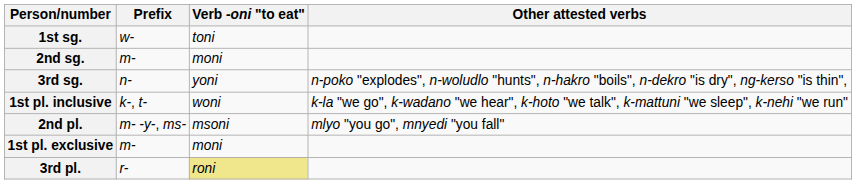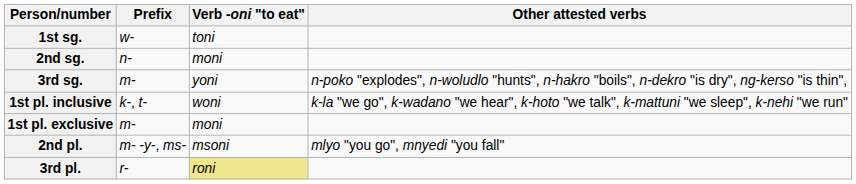(128, 59) m- -> (126, 59) n-
(126, 80) n- -> (128, 80) m-
rows swapped: (60, 146) <-> (60, 124)
